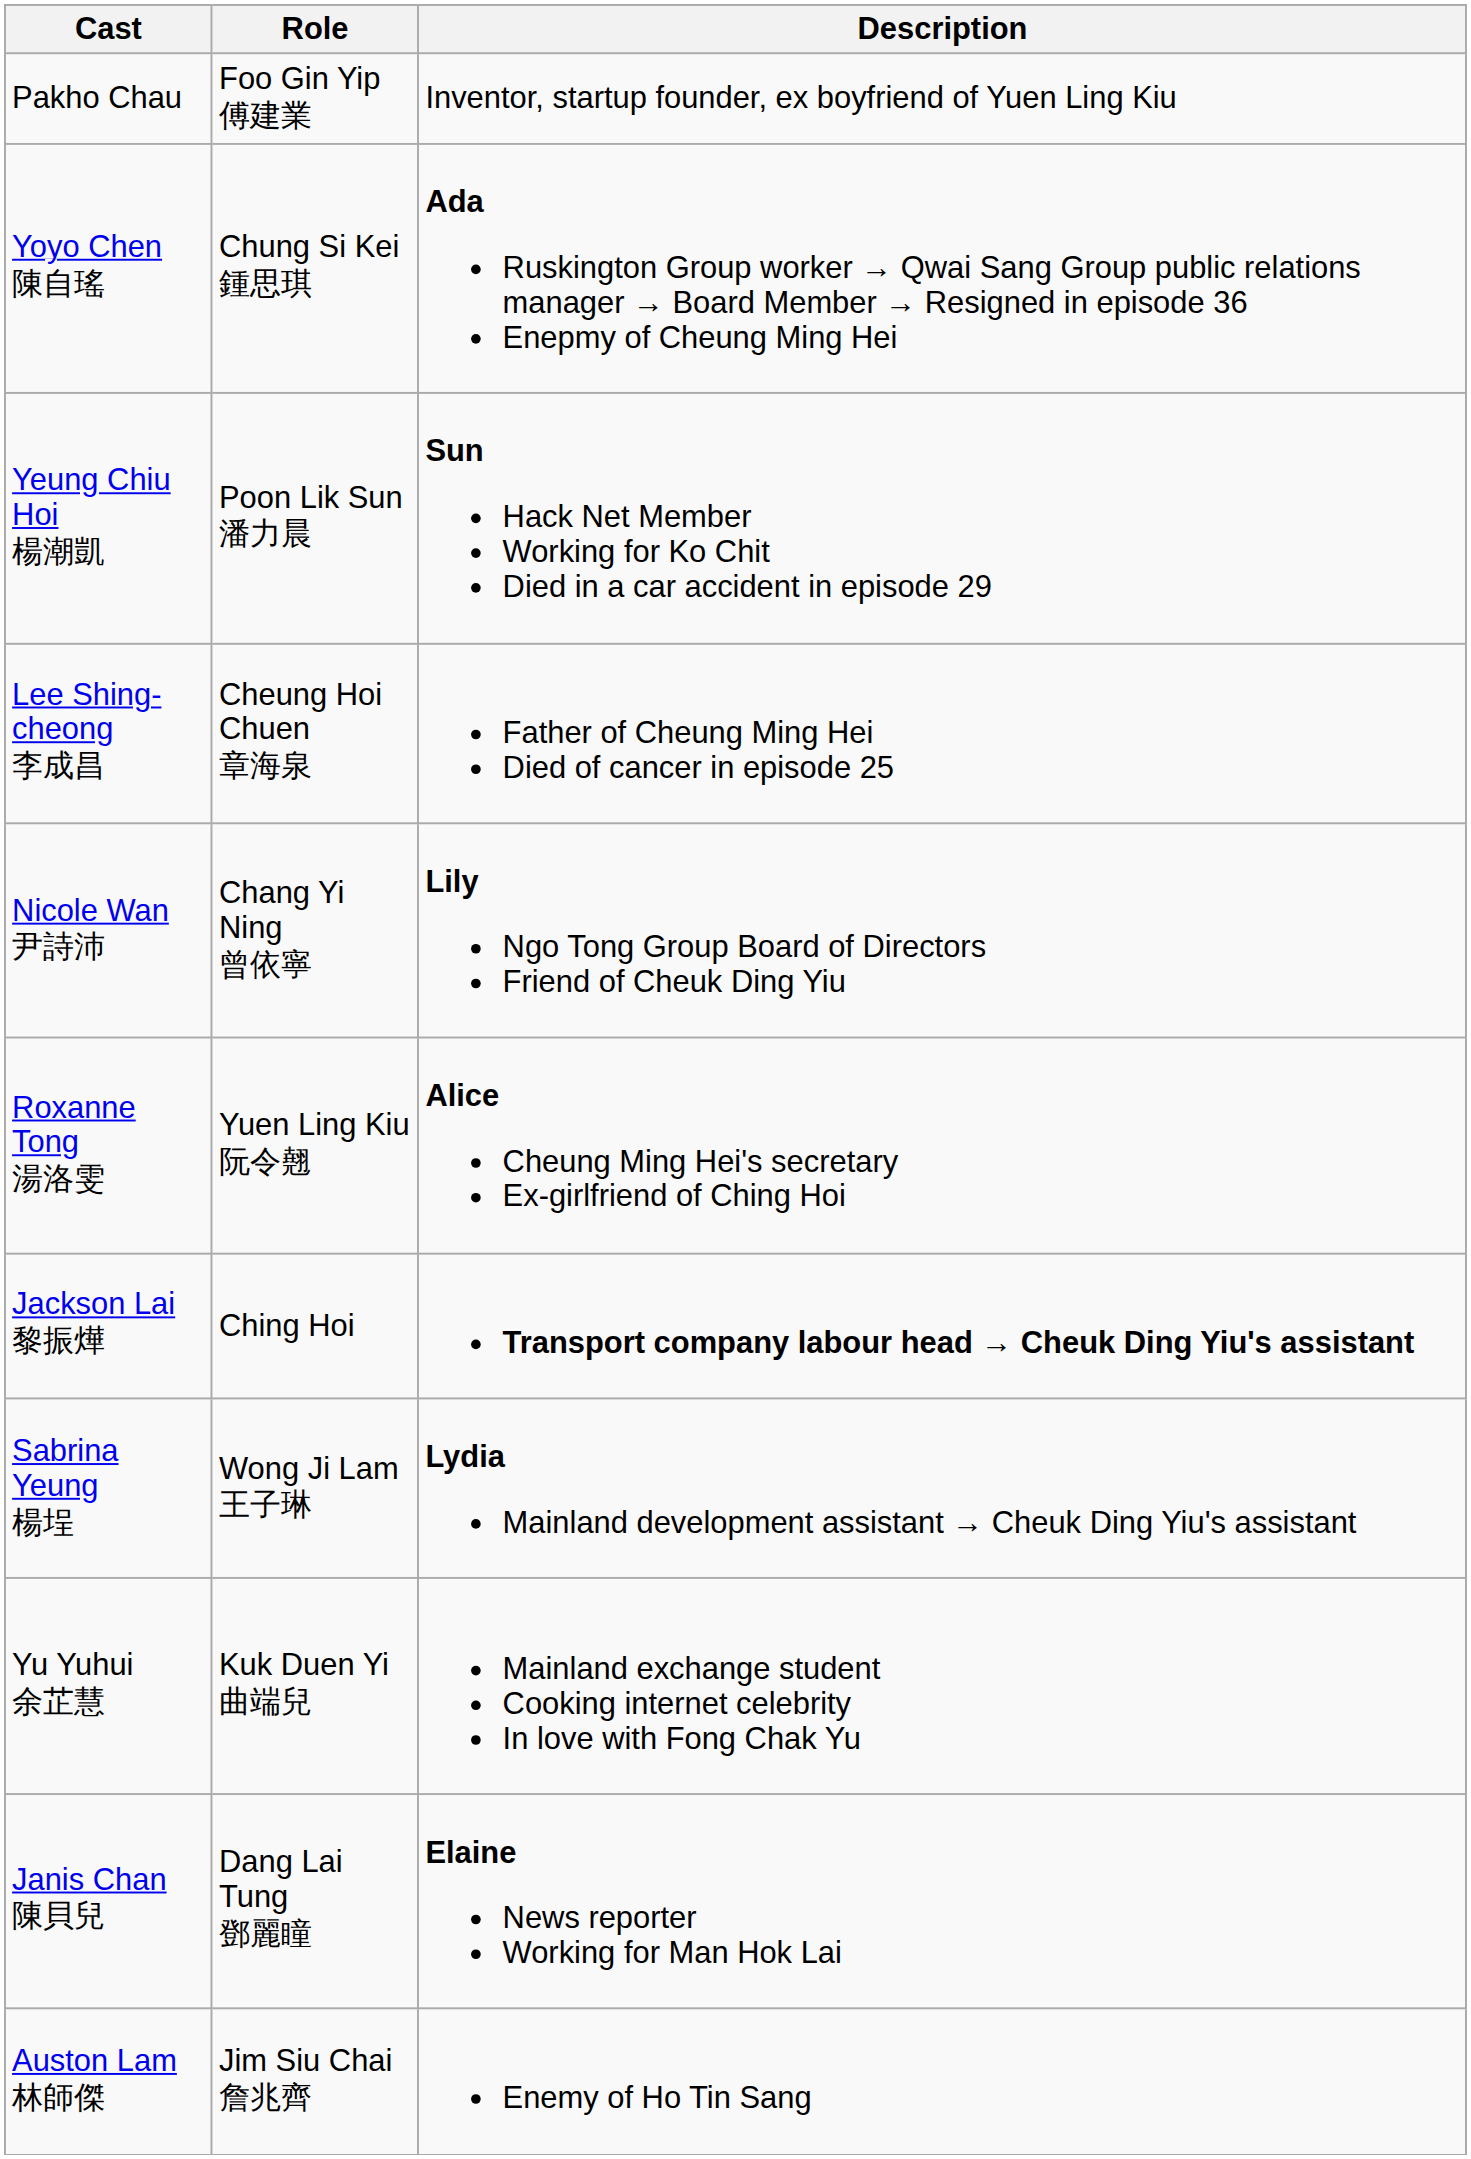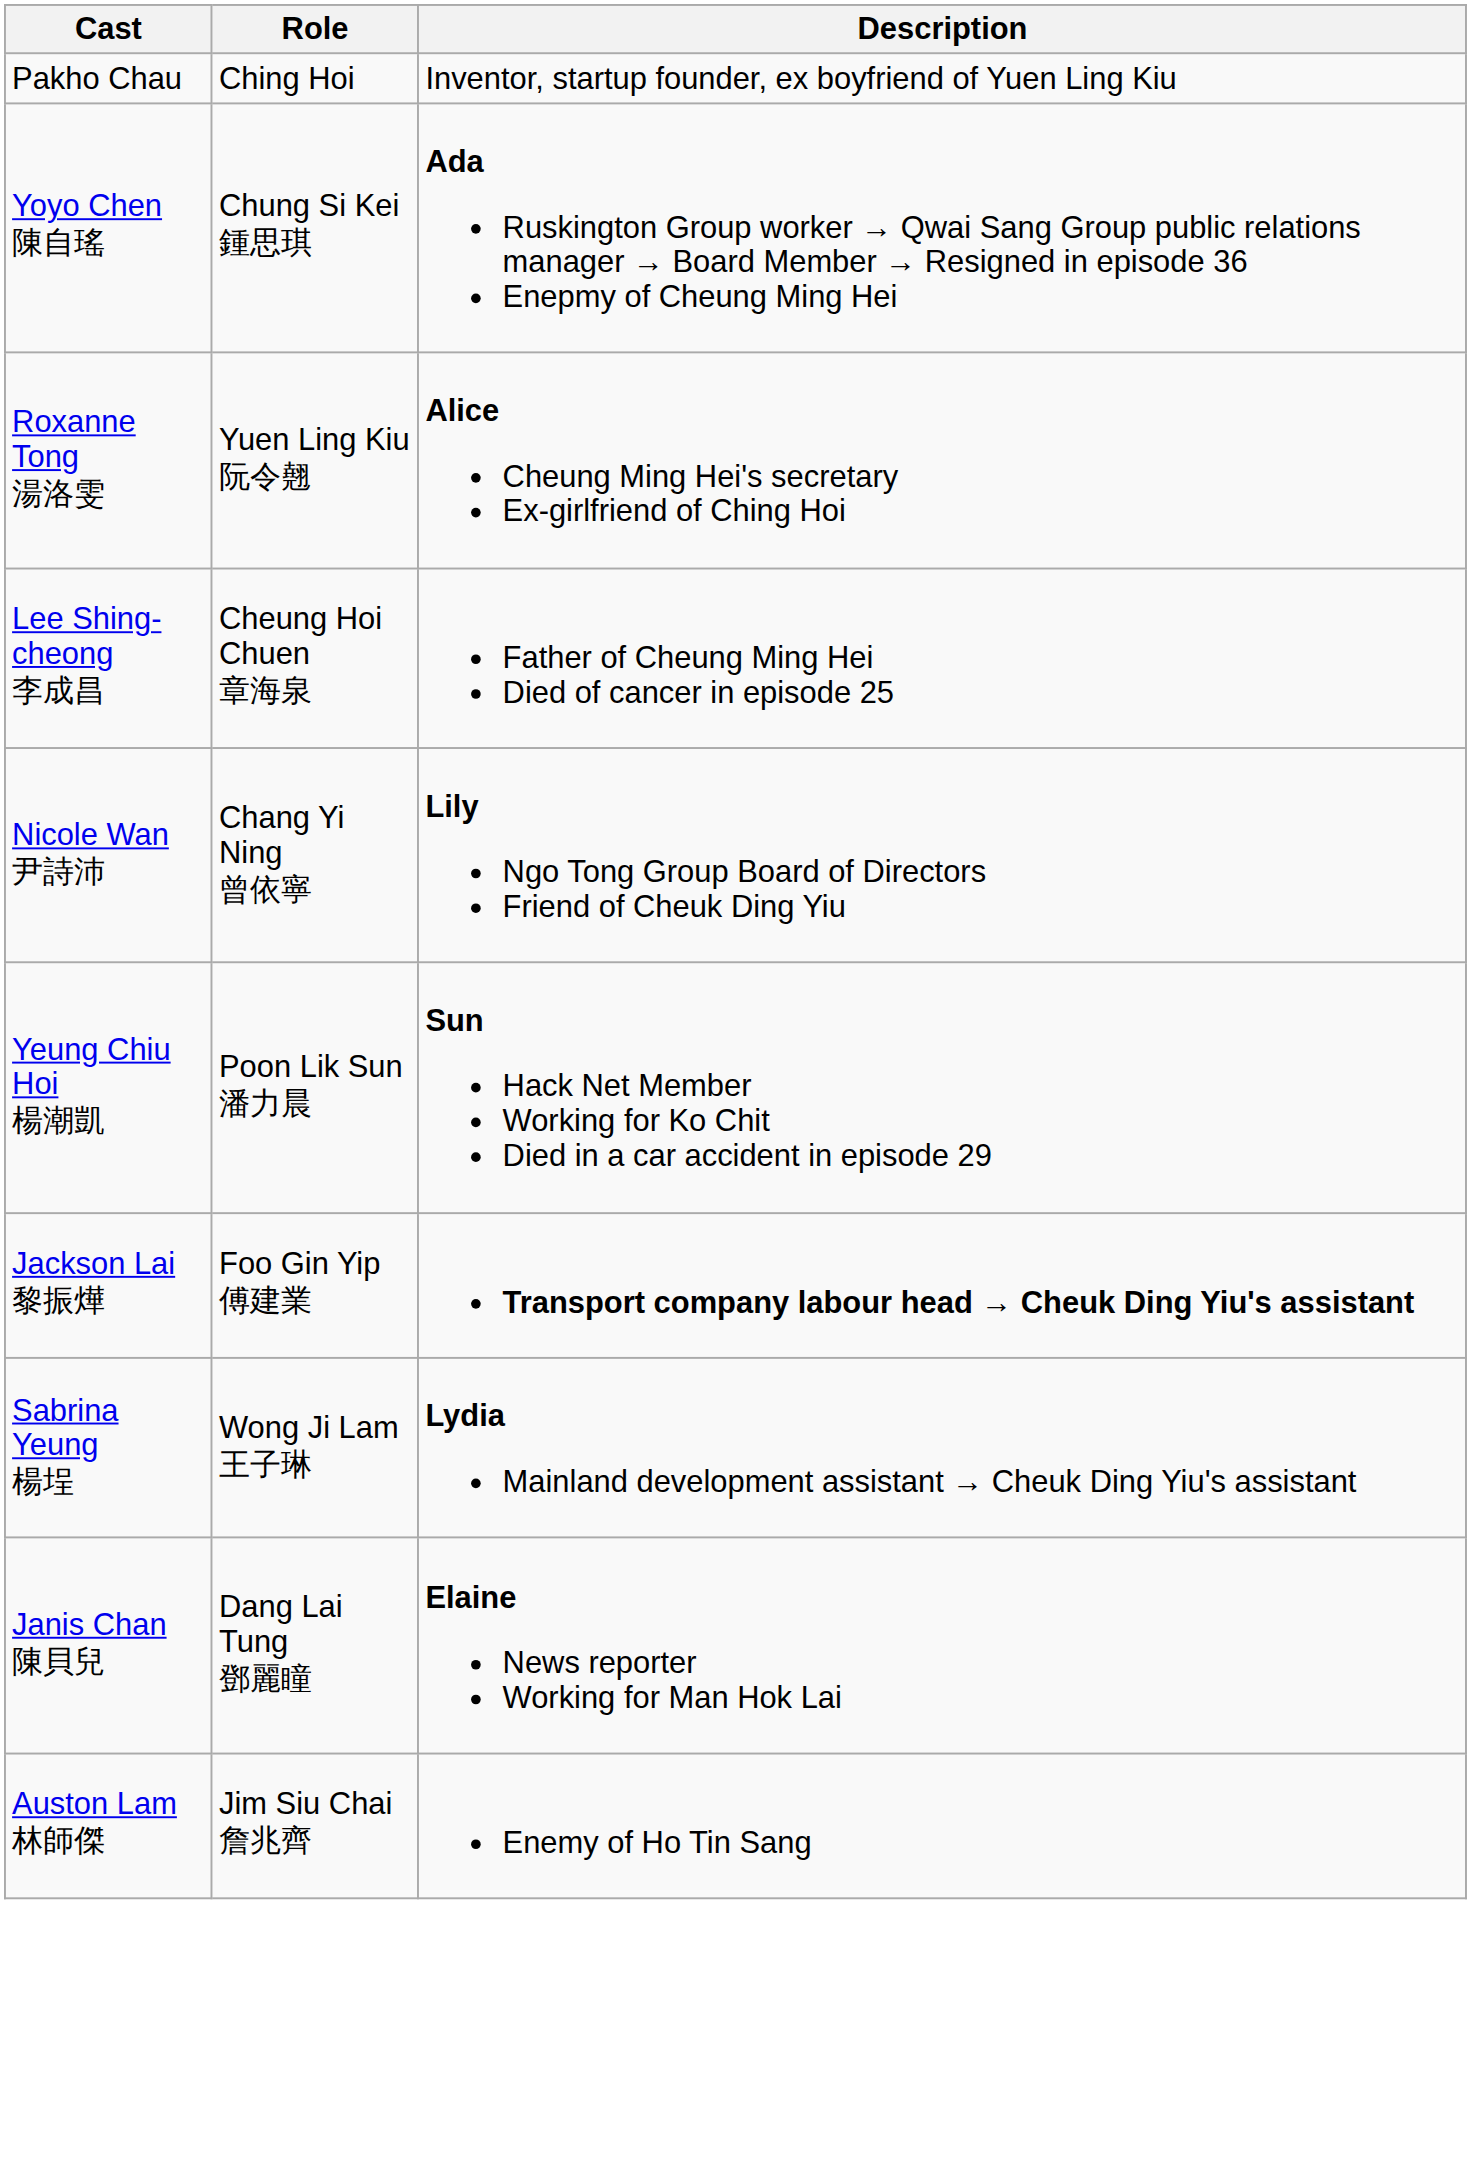(300, 96) Foo Gin Yip 傅建業 -> (287, 77) Ching Hoi
rows swapped: (74, 1143) <-> (91, 515)
(287, 1325) Ching Hoi -> (300, 1282) Foo Gin Yip 傅建業
- row: (73, 1683)
